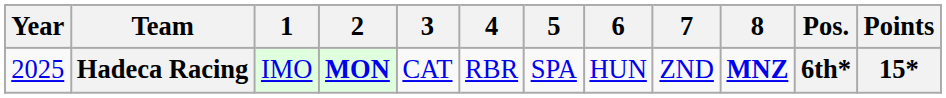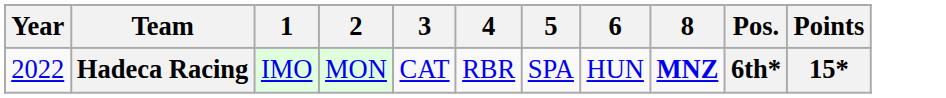- column: (687, 25)
(38, 69) 2025 -> (38, 69) 2022
(357, 69) bold -> (356, 69) normal
